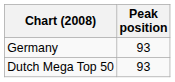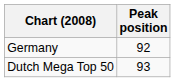(143, 47) 93 -> (143, 47) 92
